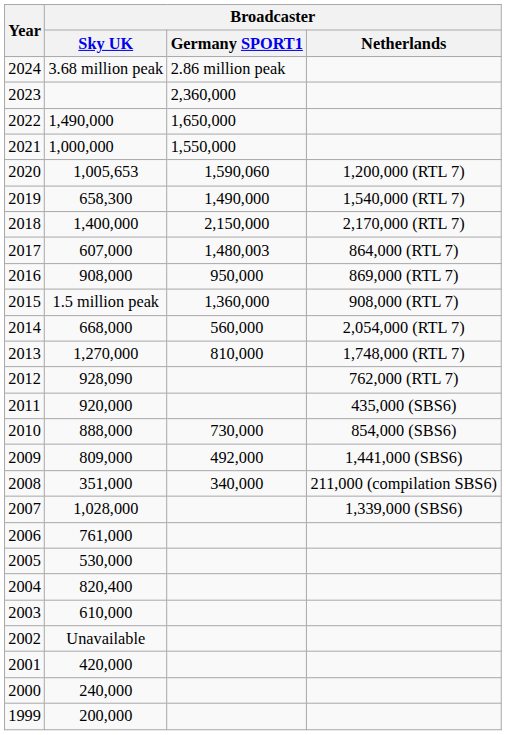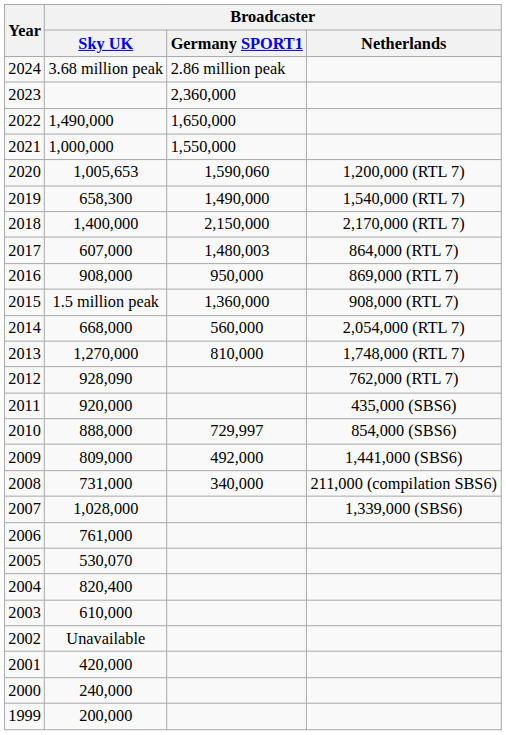(237, 431) 730,000 -> (237, 431) 729,997
(106, 483) 351,000 -> (106, 483) 731,000
(106, 560) 530,000 -> (106, 560) 530,070
